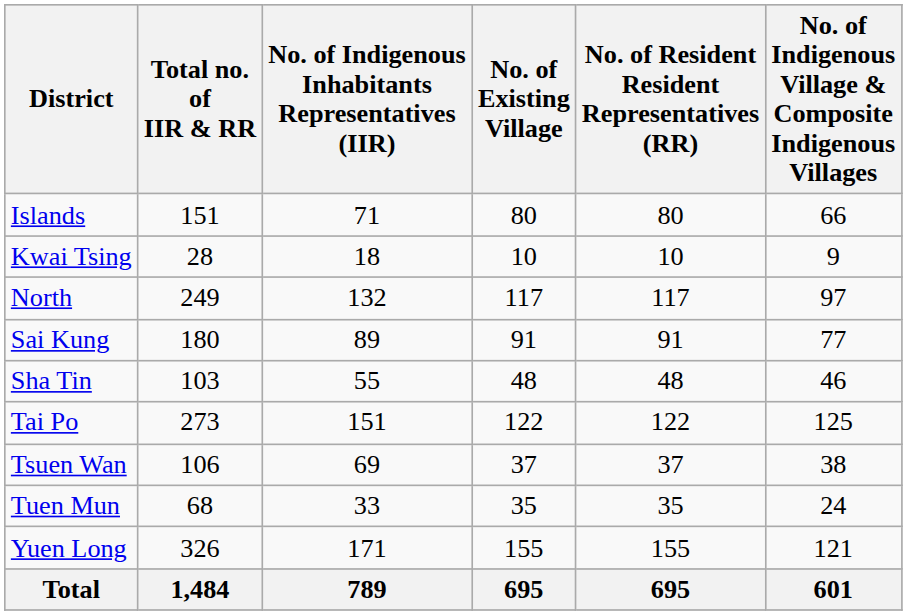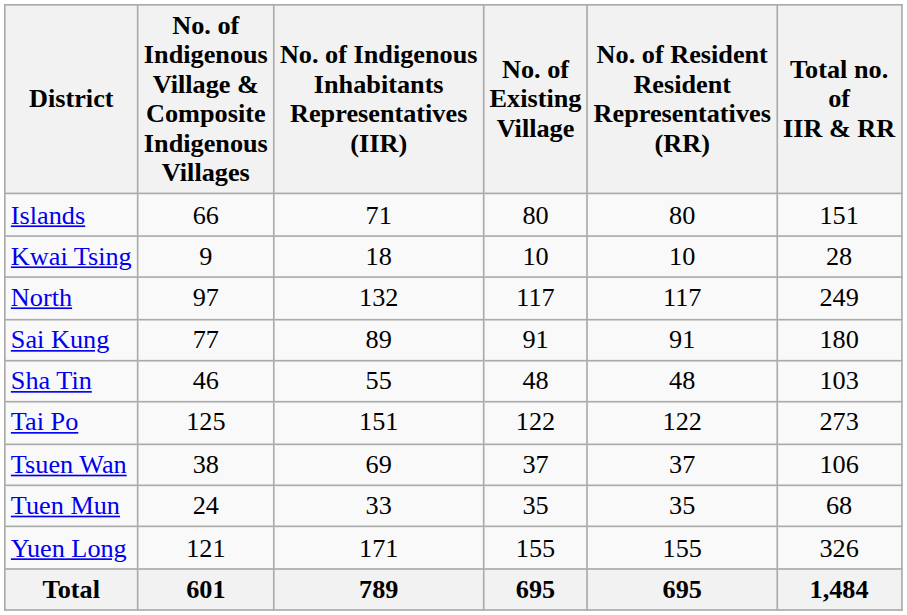columns swapped: (833, 99) <-> (200, 99)
